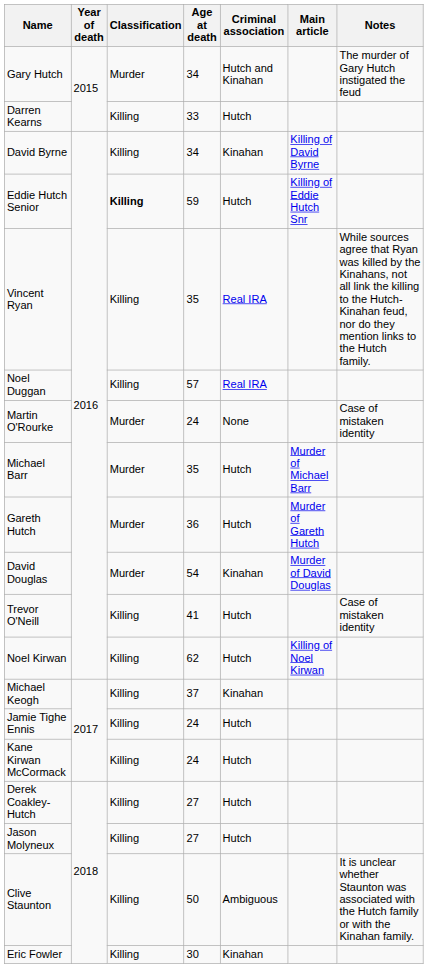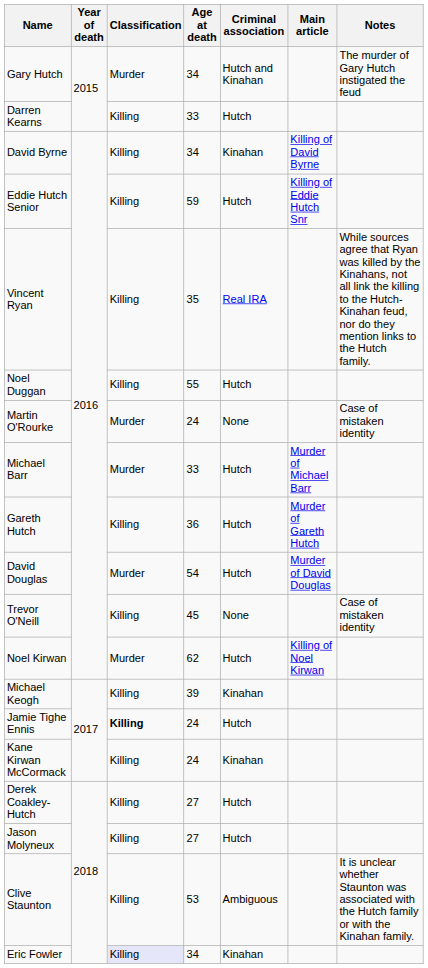(127, 201) bold -> (124, 201) normal
(193, 385) 57 -> (193, 385) 55
(245, 385) Real IRA -> (237, 385) Hutch
(193, 470) 35 -> (193, 470) 33
(127, 524) Murder -> (124, 524) Killing
(243, 573) Kinahan -> (237, 573) Hutch
(193, 615) 41 -> (193, 615) 45
(237, 615) Hutch -> (236, 615) None
(124, 658) Killing -> (127, 658) Murder
(193, 694) 37 -> (193, 694) 39
(124, 724) normal -> (127, 724) bold
(237, 760) Hutch -> (243, 760) Kinahan
(193, 899) 50 -> (193, 899) 53
(124, 954) no background -> (124, 954) lavender background
(193, 954) 30 -> (193, 954) 34
